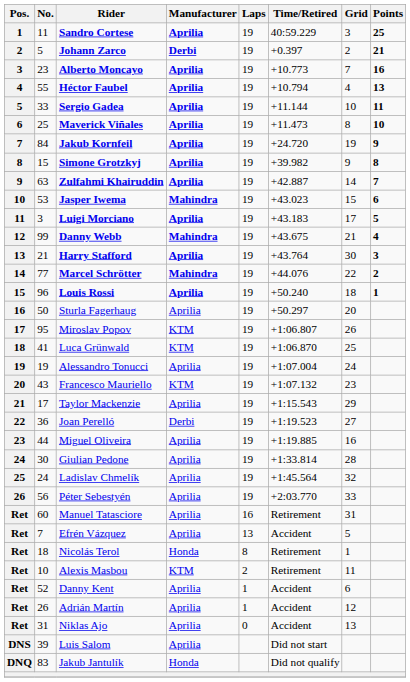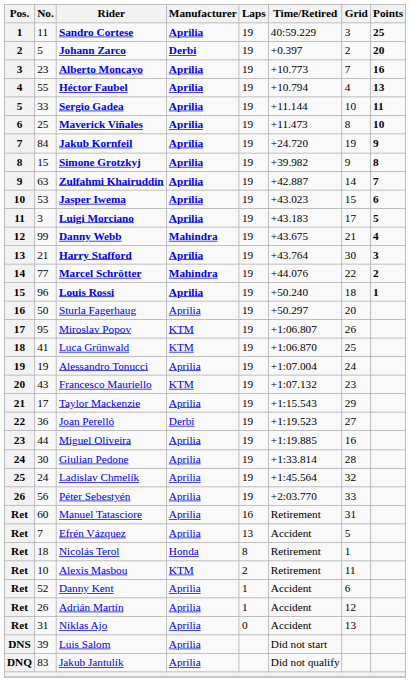(379, 51) 21 -> (379, 51) 20
(193, 199) Mahindra -> (186, 199) Aprilia
(184, 663) Honda -> (185, 663) Aprilia
